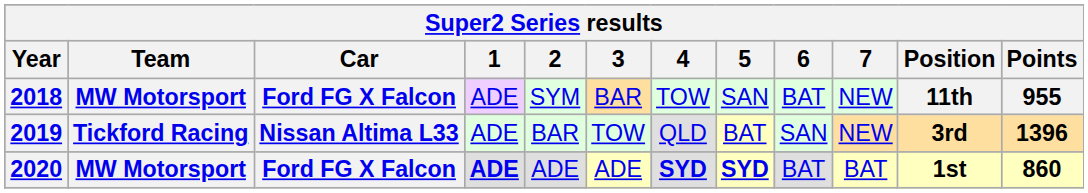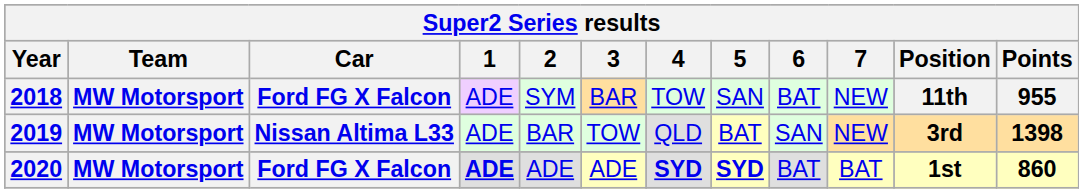(161, 133) Tickford Racing -> (158, 133) MW Motorsport
(1042, 133) 1396 -> (1037, 133) 1398
